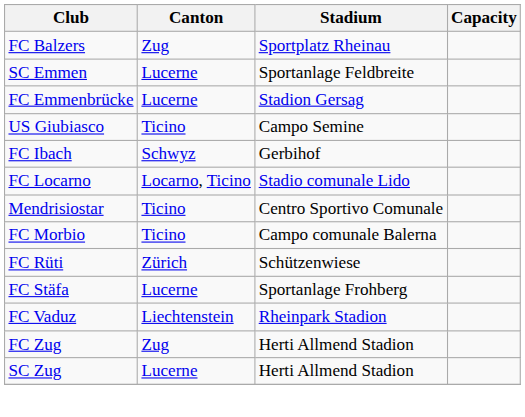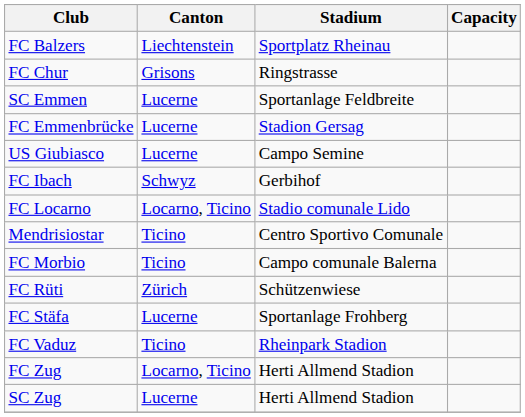(155, 45) Zug -> (188, 45) Liechtenstein
+ row: (38, 72)
(163, 126) Ticino -> (169, 153) Lucerne
(188, 316) Liechtenstein -> (163, 343) Ticino
(155, 343) Zug -> (196, 371) Locarno, Ticino
